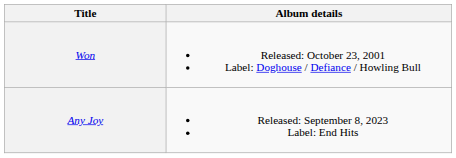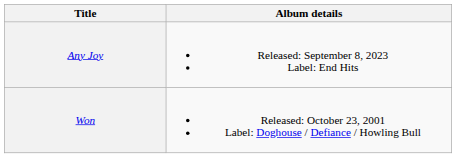rows swapped: (85, 54) <-> (85, 120)
